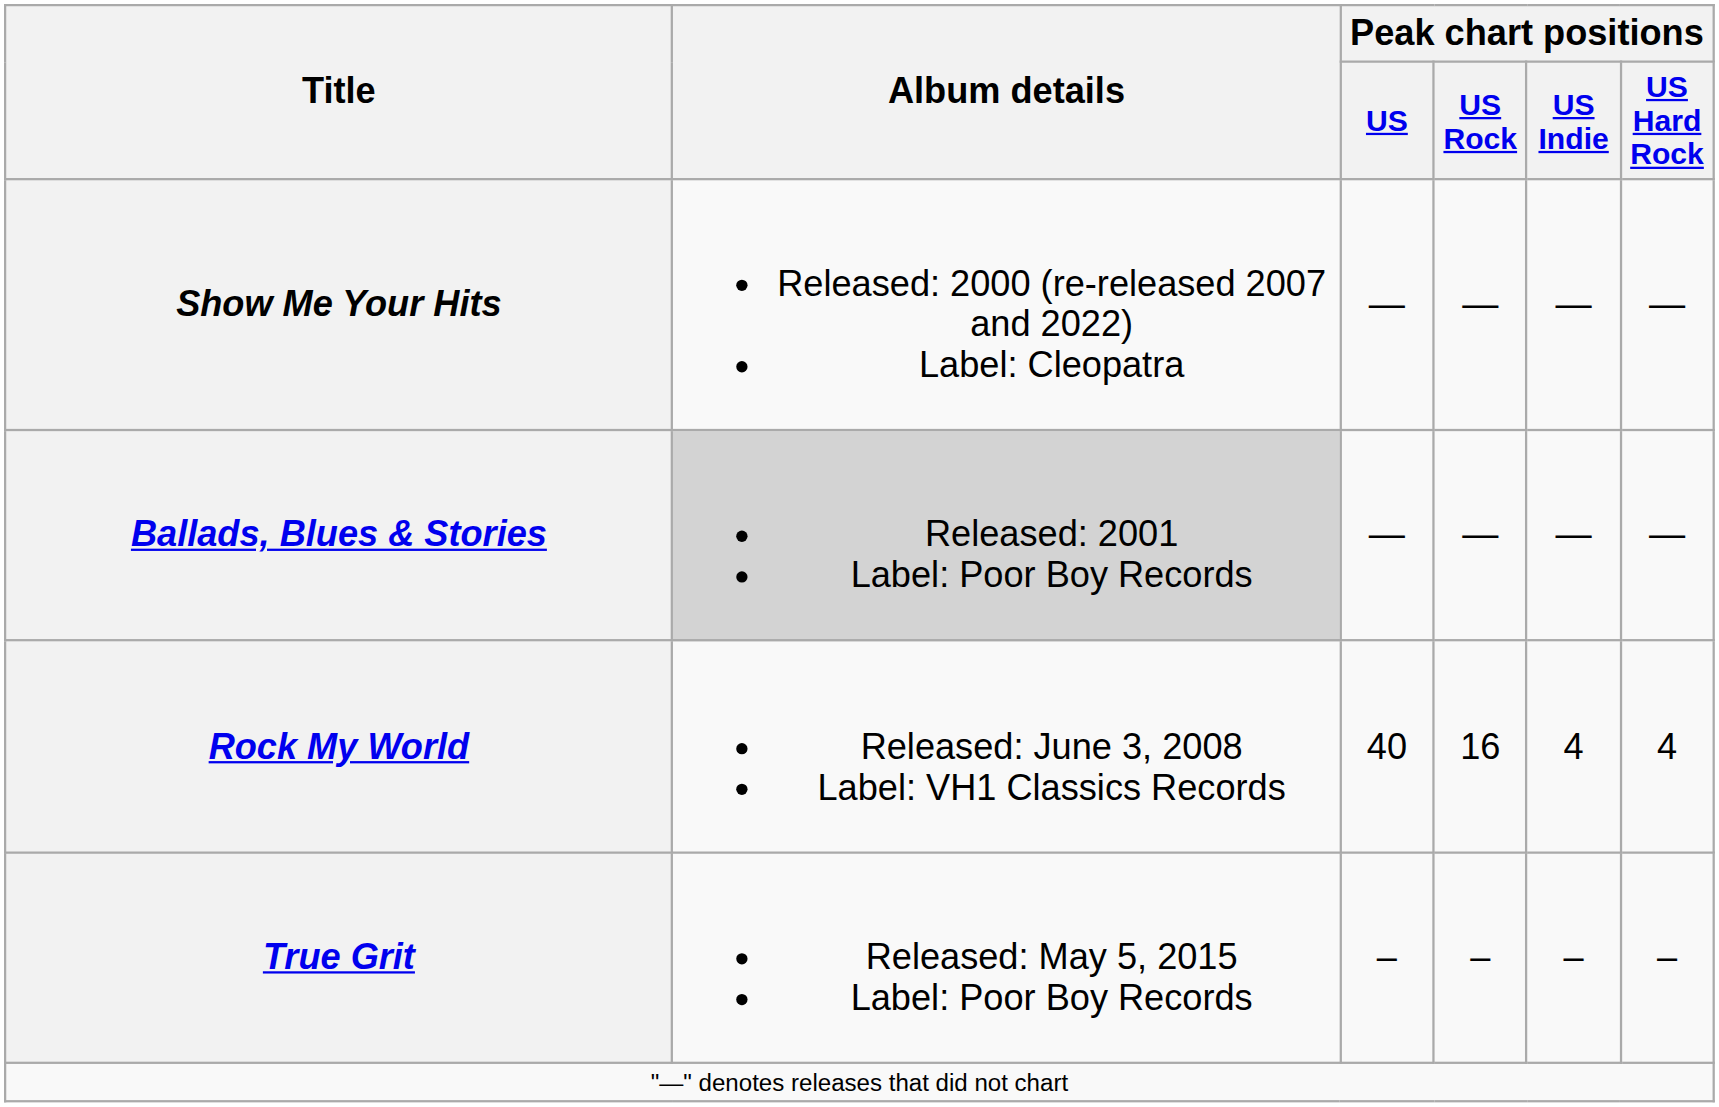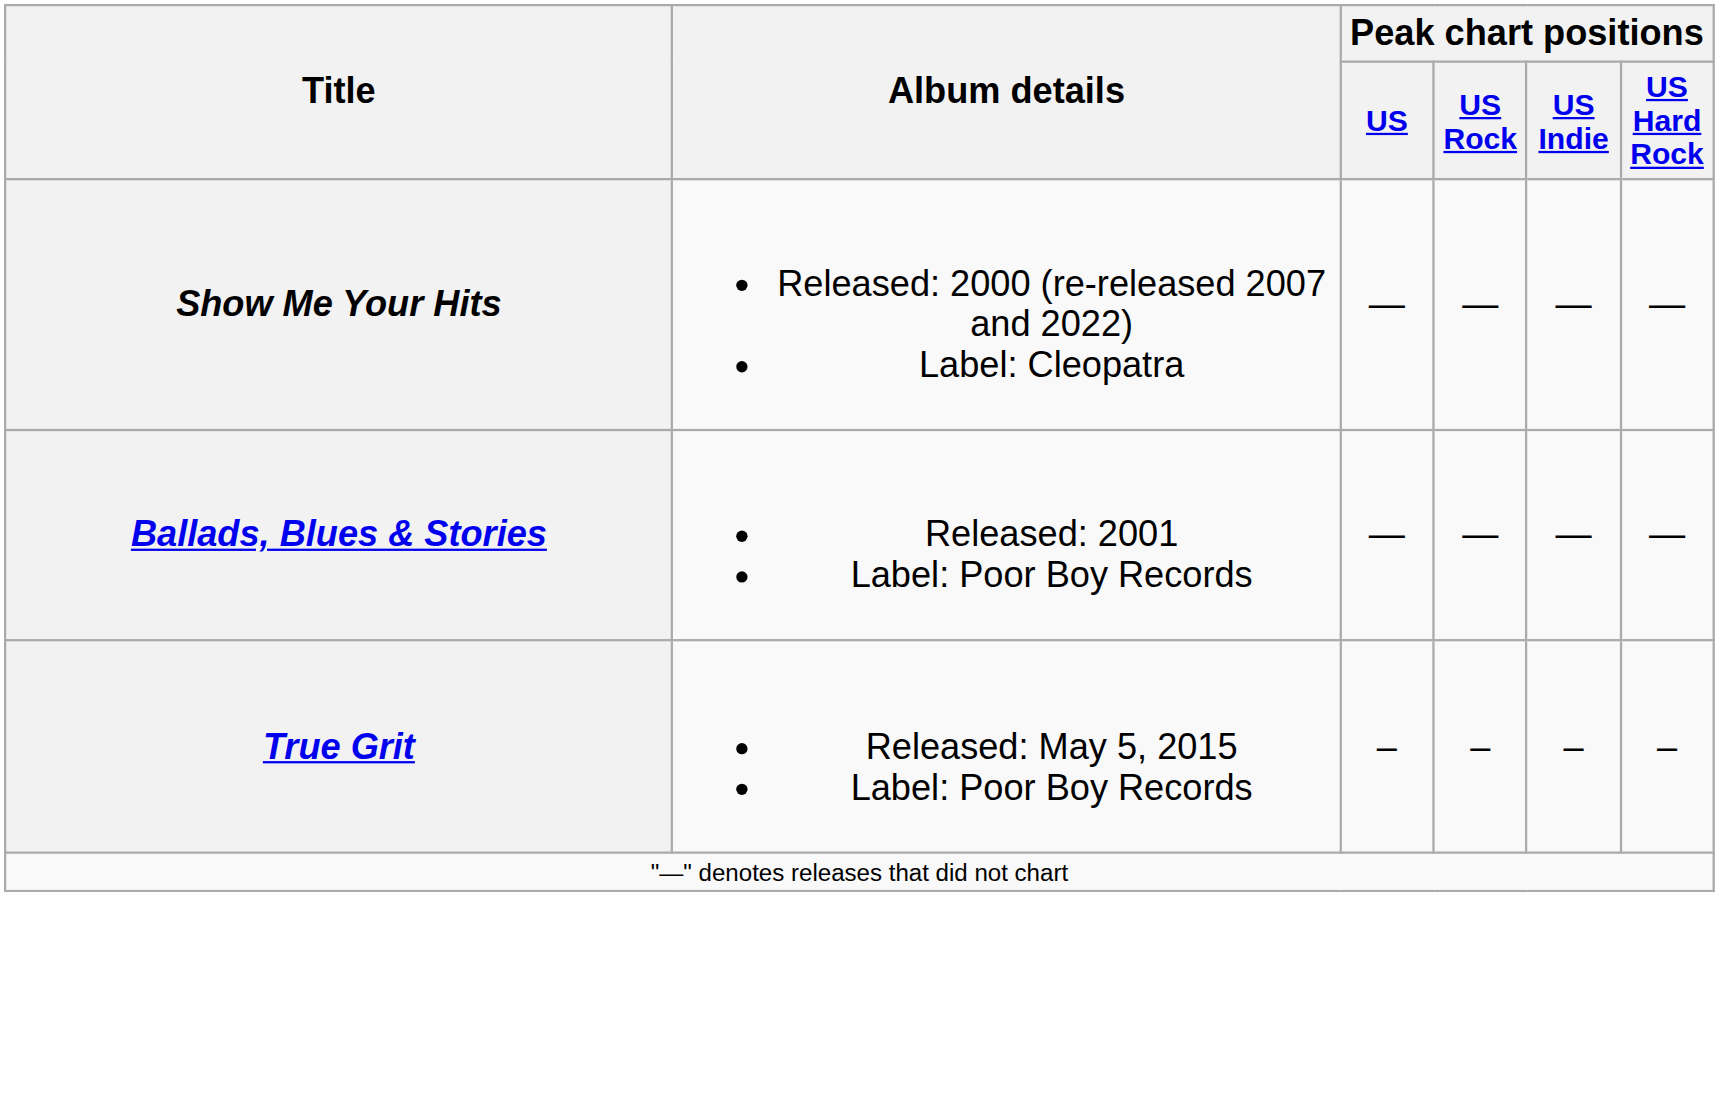(1006, 556) lightgrey background -> (1006, 556) no background
- row: (339, 746)
